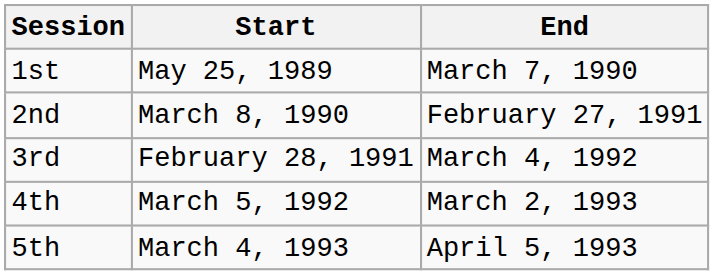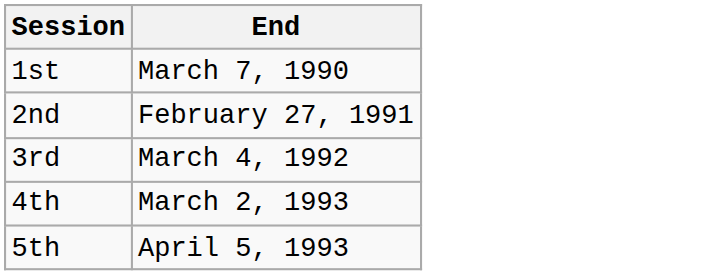- column: (276, 27)
